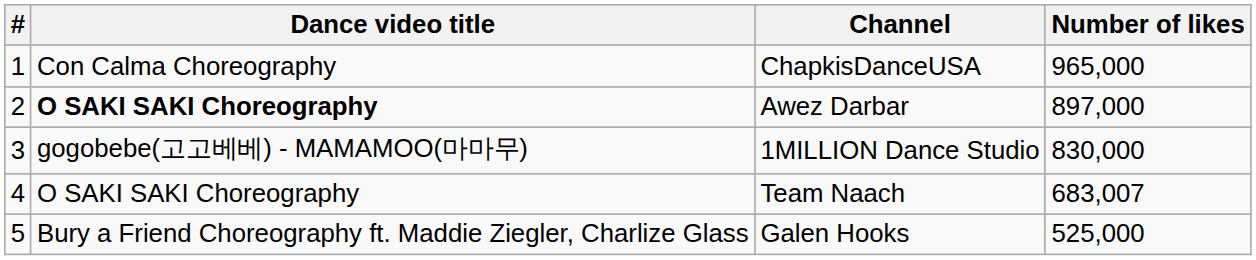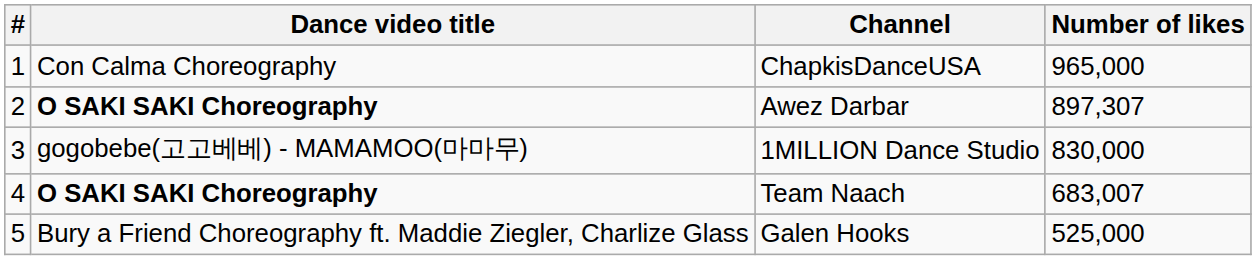(1098, 106) 897,000 -> (1098, 106) 897,307
(198, 193) normal -> (207, 193) bold
